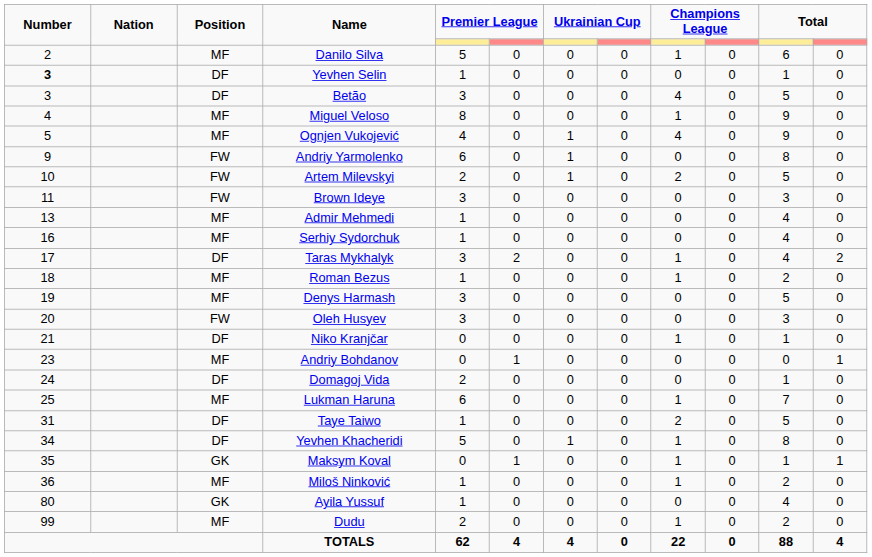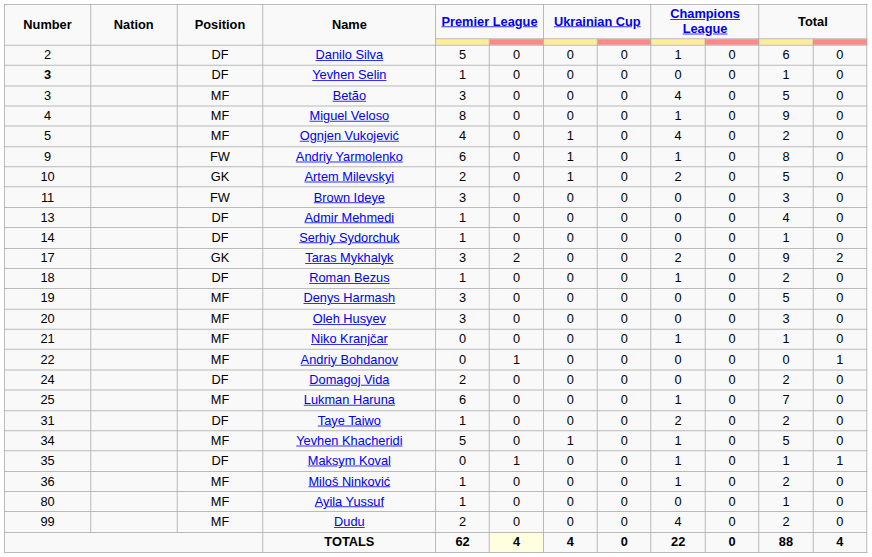(220, 55) MF -> (220, 55) DF
(220, 95) DF -> (220, 95) MF
(786, 136) 9 -> (786, 136) 2
(678, 156) 0 -> (678, 156) 1
(220, 177) FW -> (220, 177) GK
(220, 217) MF -> (220, 217) DF
(48, 237) 16 -> (48, 237) 14
(220, 237) MF -> (220, 237) DF
(786, 237) 4 -> (786, 237) 1
(220, 258) DF -> (220, 258) GK
(678, 258) 1 -> (678, 258) 2
(786, 258) 4 -> (786, 258) 9
(220, 278) MF -> (220, 278) DF
(220, 319) FW -> (220, 319) MF
(220, 339) DF -> (220, 339) MF
(48, 359) 23 -> (48, 359) 22
(786, 380) 1 -> (786, 380) 2
(786, 420) 5 -> (786, 420) 2
(220, 440) DF -> (220, 440) MF
(786, 440) 8 -> (786, 440) 5
(220, 461) GK -> (220, 461) DF
(220, 501) GK -> (220, 501) MF
(786, 501) 4 -> (786, 501) 1
(678, 522) 1 -> (678, 522) 4
(516, 542) no background -> (516, 542) lightyellow background
